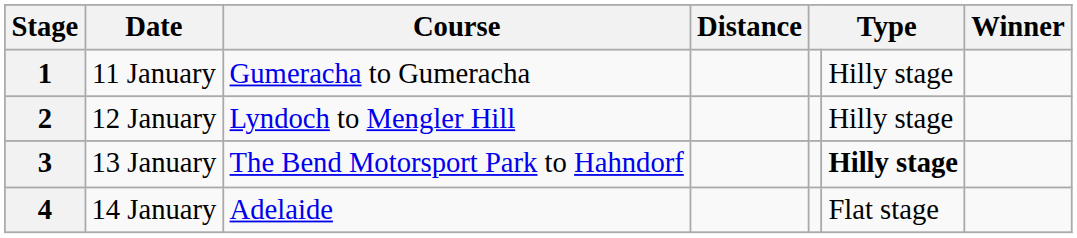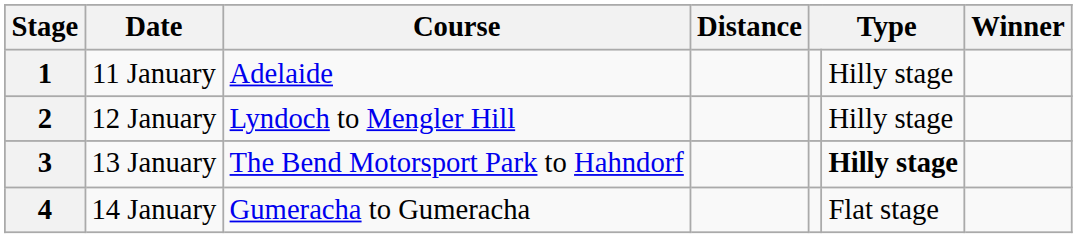(380, 72) Gumeracha to Gumeracha -> (281, 72) Adelaide
(281, 208) Adelaide -> (380, 208) Gumeracha to Gumeracha
